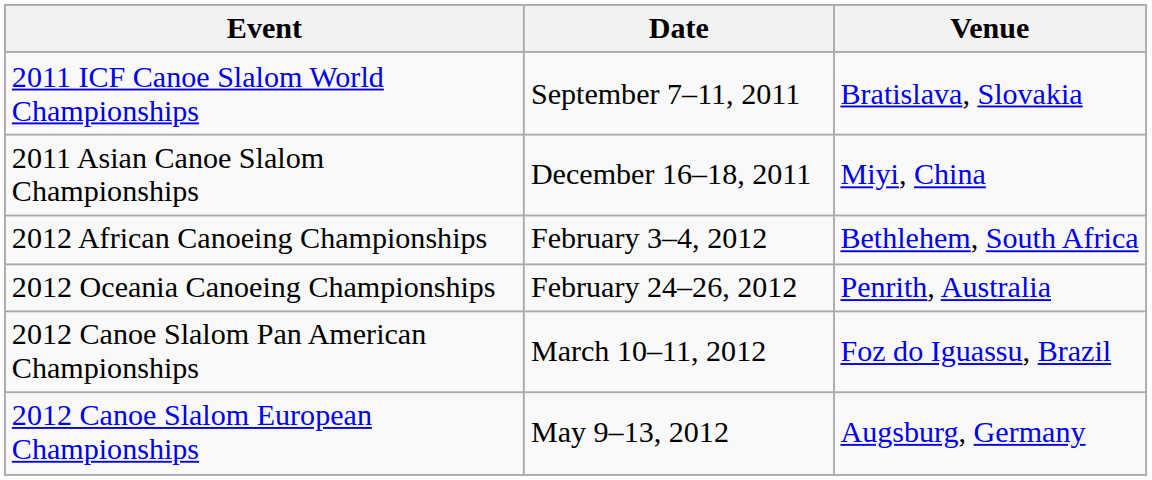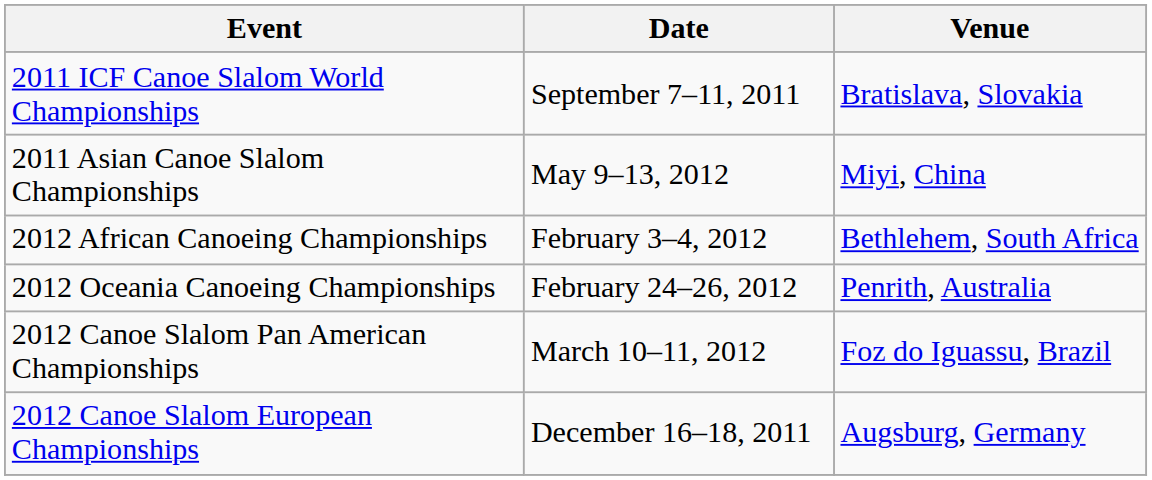(671, 174) December 16–18, 2011 -> (630, 174) May 9–13, 2012
(630, 433) May 9–13, 2012 -> (671, 433) December 16–18, 2011
